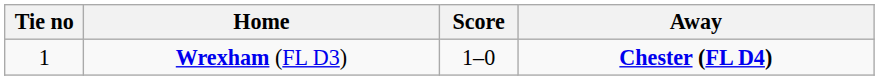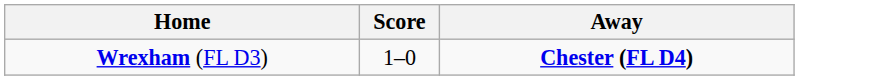- column: (44, 22)
